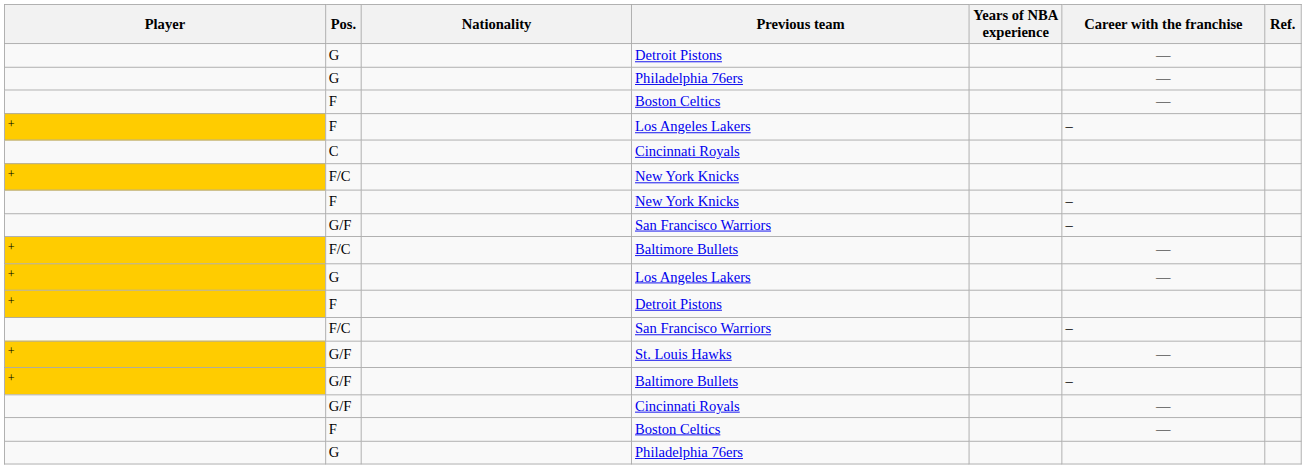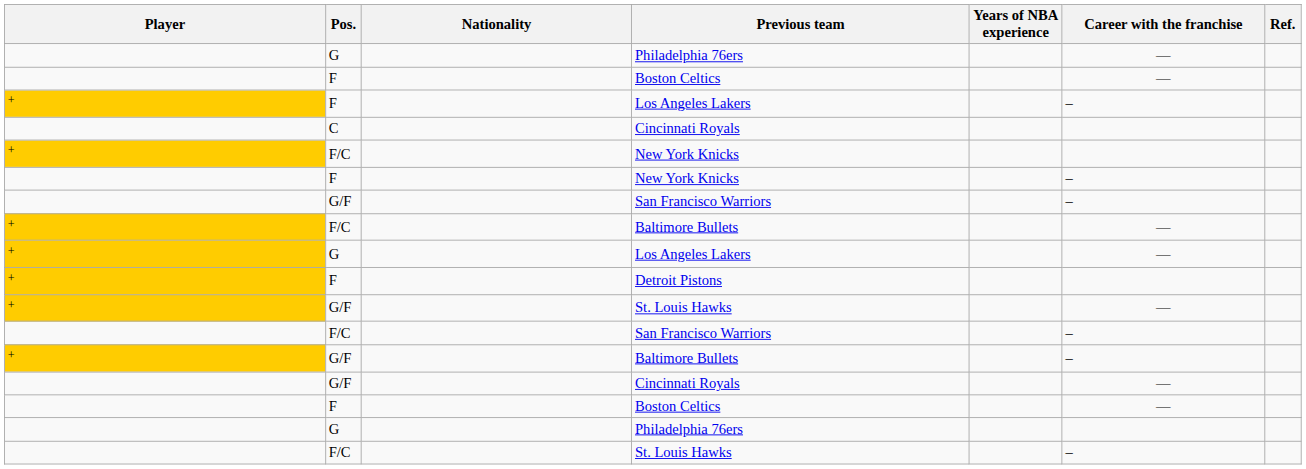- row: (334, 55)
rows swapped: (340, 329) <-> (340, 354)
+ row: (340, 452)
